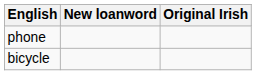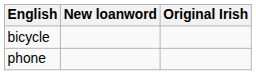rows swapped: (27, 37) <-> (29, 59)
